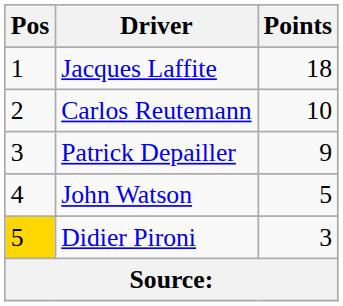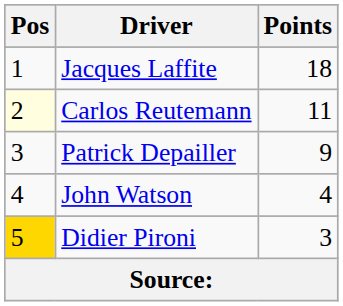(17, 110) no background -> (17, 110) lightyellow background
(319, 110) 10 -> (320, 110) 11
(326, 195) 5 -> (326, 195) 4
